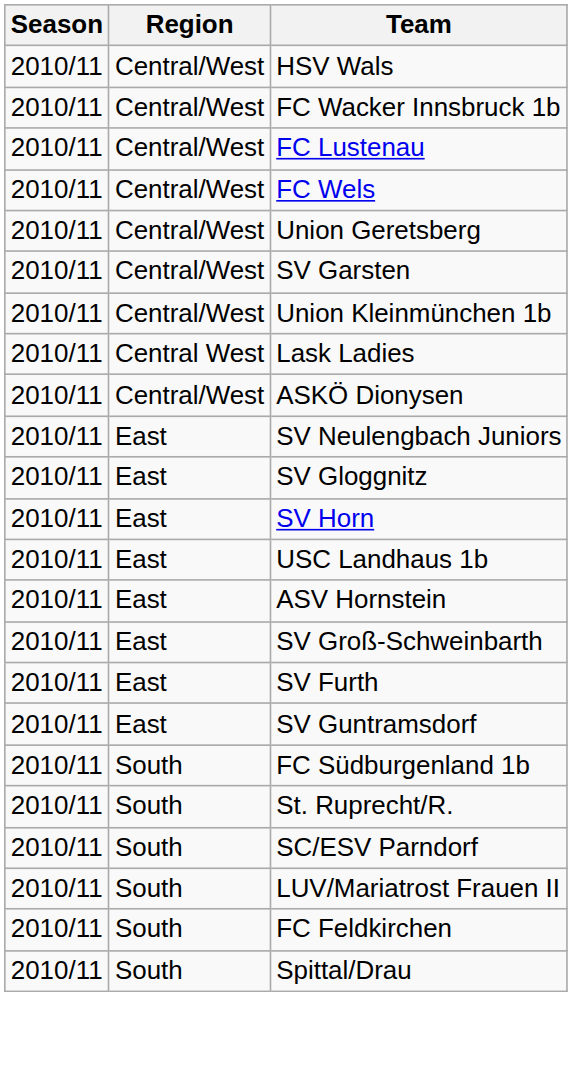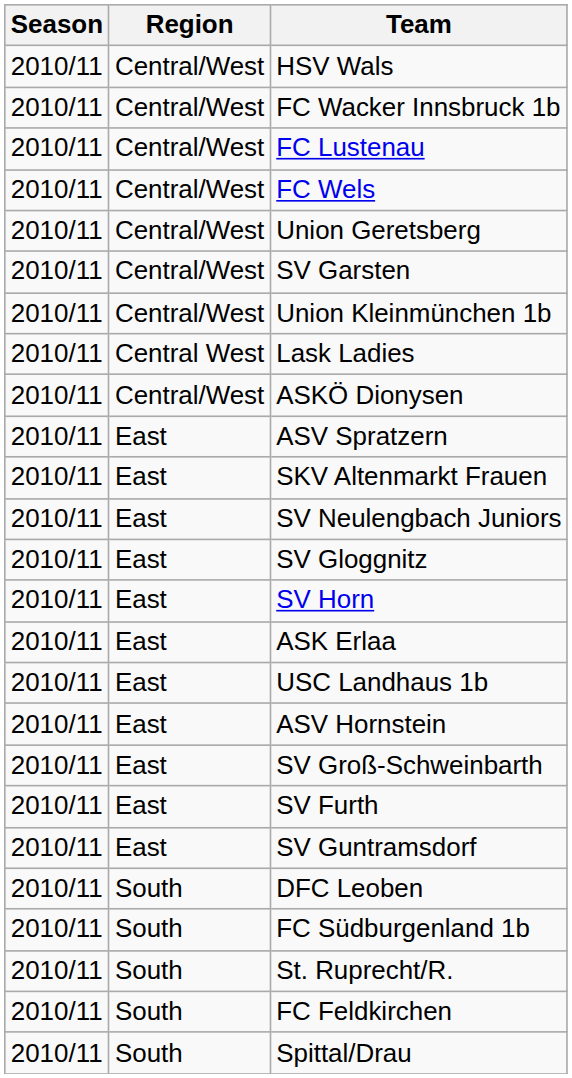+ row: (362, 436)
+ row: (412, 477)
+ row: (336, 641)
+ row: (350, 888)
- row: (377, 847)
- row: (418, 888)
